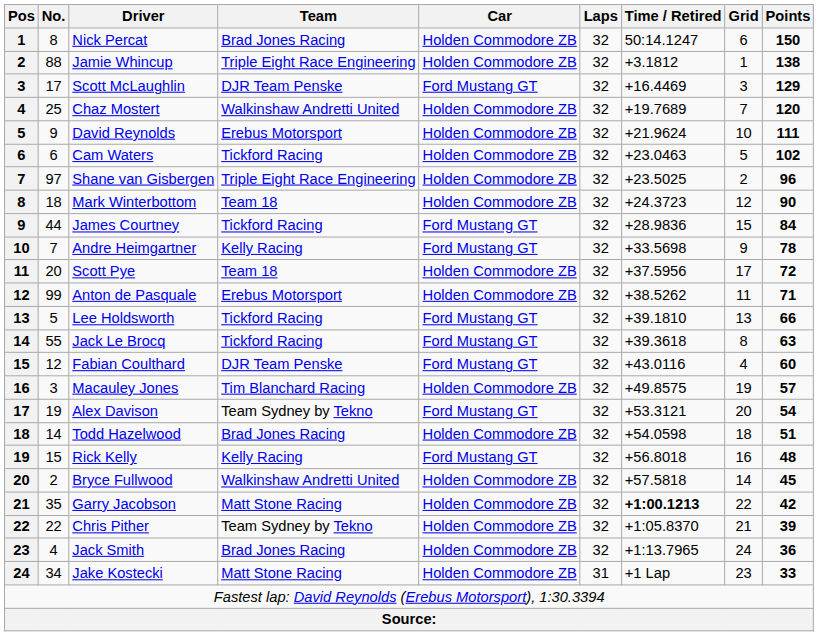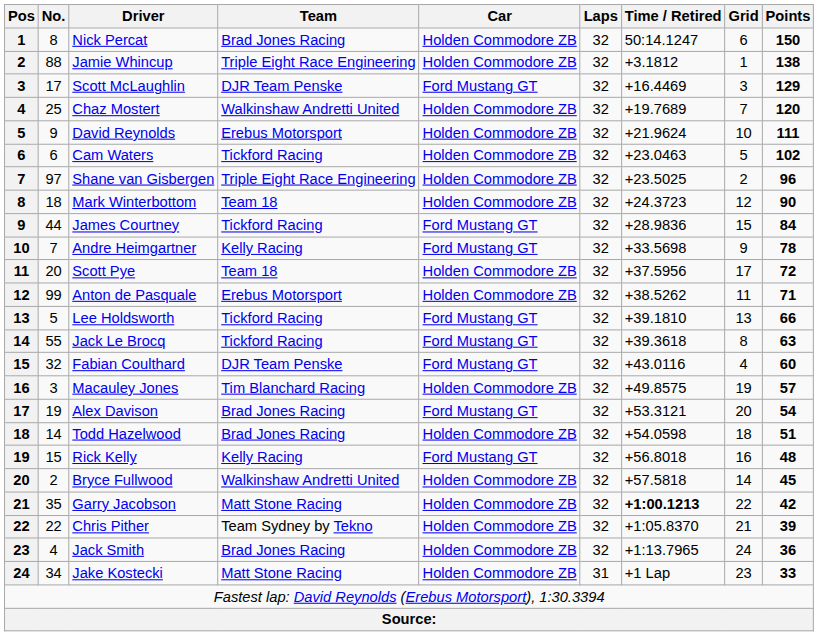(54, 365) 12 -> (54, 365) 32
(297, 411) Team Sydney by Tekno -> (283, 411) Brad Jones Racing
